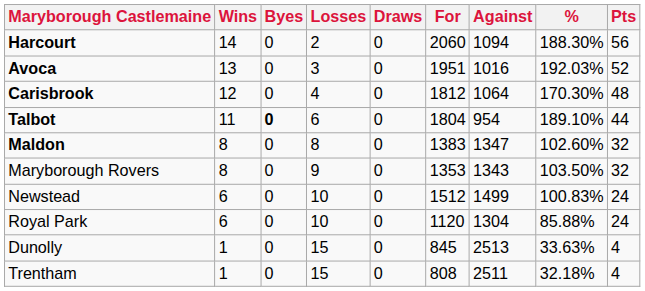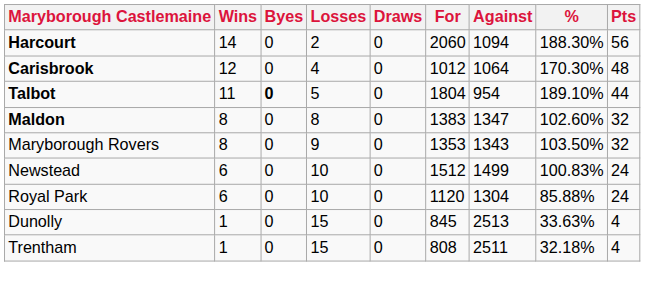- row: (32, 68)
(448, 94) 1812 -> (448, 68) 1012
(315, 119) 6 -> (315, 94) 5
